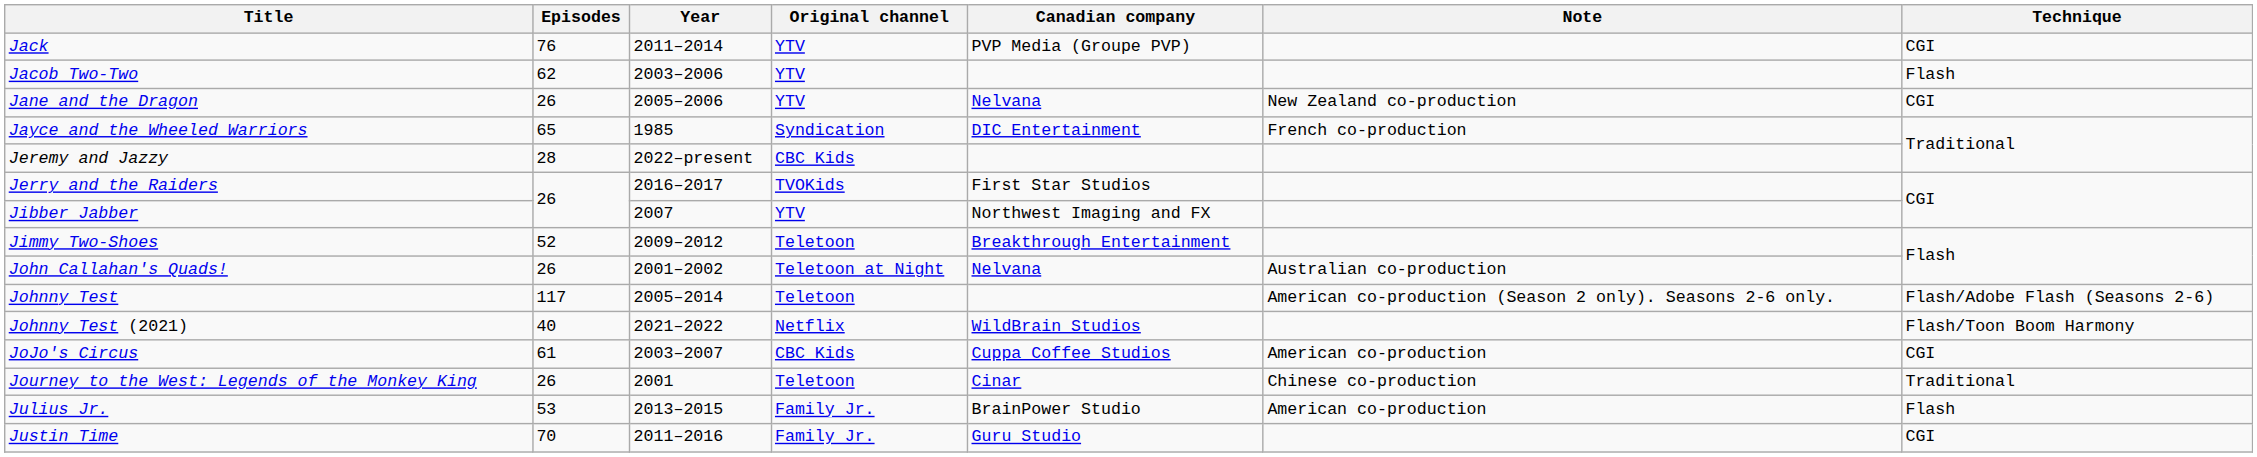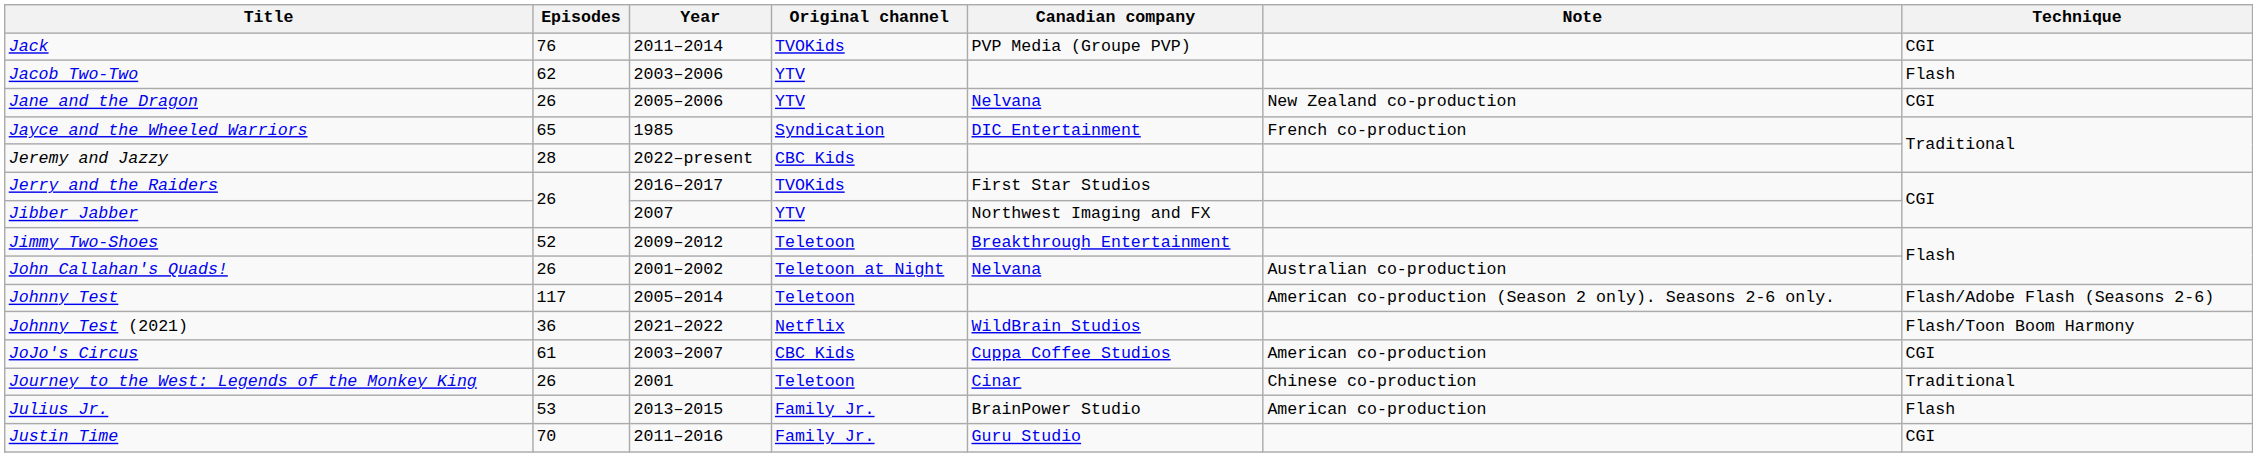(790, 46) YTV -> (810, 46) TVOKids
(546, 325) 40 -> (546, 325) 36
